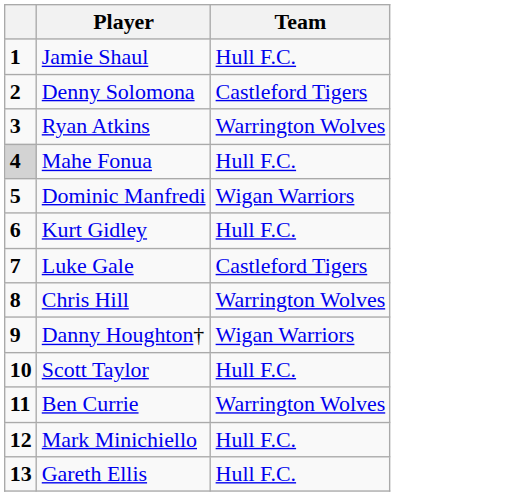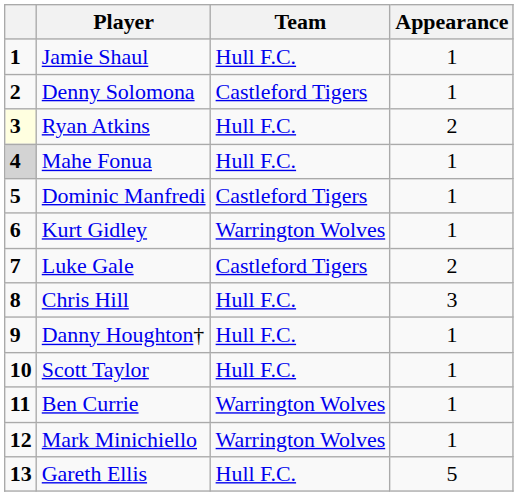+ column: (452, 21)
(15, 126) no background -> (15, 126) lightyellow background
(300, 126) Warrington Wolves -> (256, 126) Hull F.C.
(285, 195) Wigan Warriors -> (291, 195) Castleford Tigers
(256, 230) Hull F.C. -> (300, 230) Warrington Wolves
(300, 299) Warrington Wolves -> (256, 299) Hull F.C.
(285, 334) Wigan Warriors -> (256, 334) Hull F.C.
(256, 439) Hull F.C. -> (300, 439) Warrington Wolves
